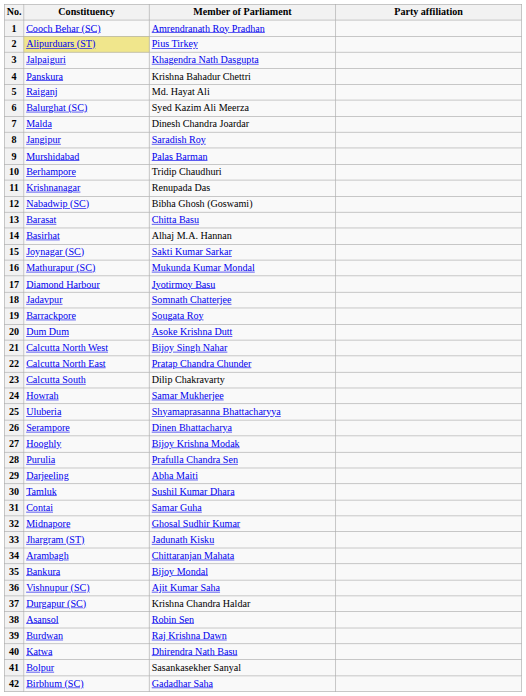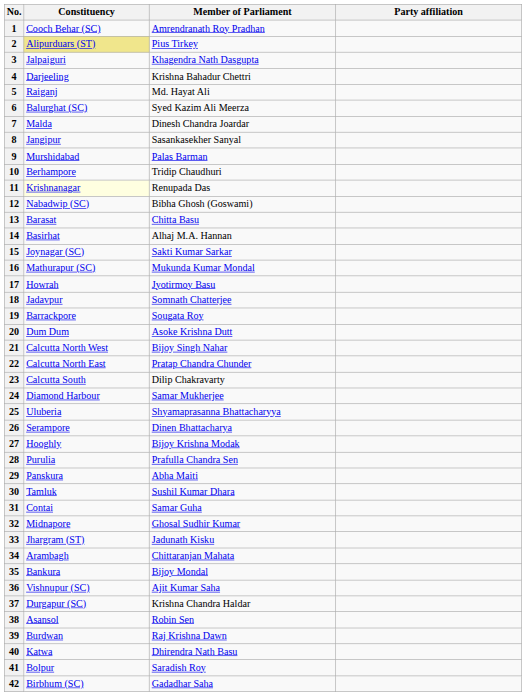(45, 76) Panskura -> (47, 76) Darjeeling
(179, 140) Saradish Roy -> (196, 140) Sasankasekher Sanyal
(53, 188) no background -> (53, 188) lightyellow background
(63, 284) Diamond Harbour -> (42, 284) Howrah
(42, 396) Howrah -> (63, 396) Diamond Harbour
(47, 476) Darjeeling -> (45, 476) Panskura
(196, 667) Sasankasekher Sanyal -> (179, 667) Saradish Roy
